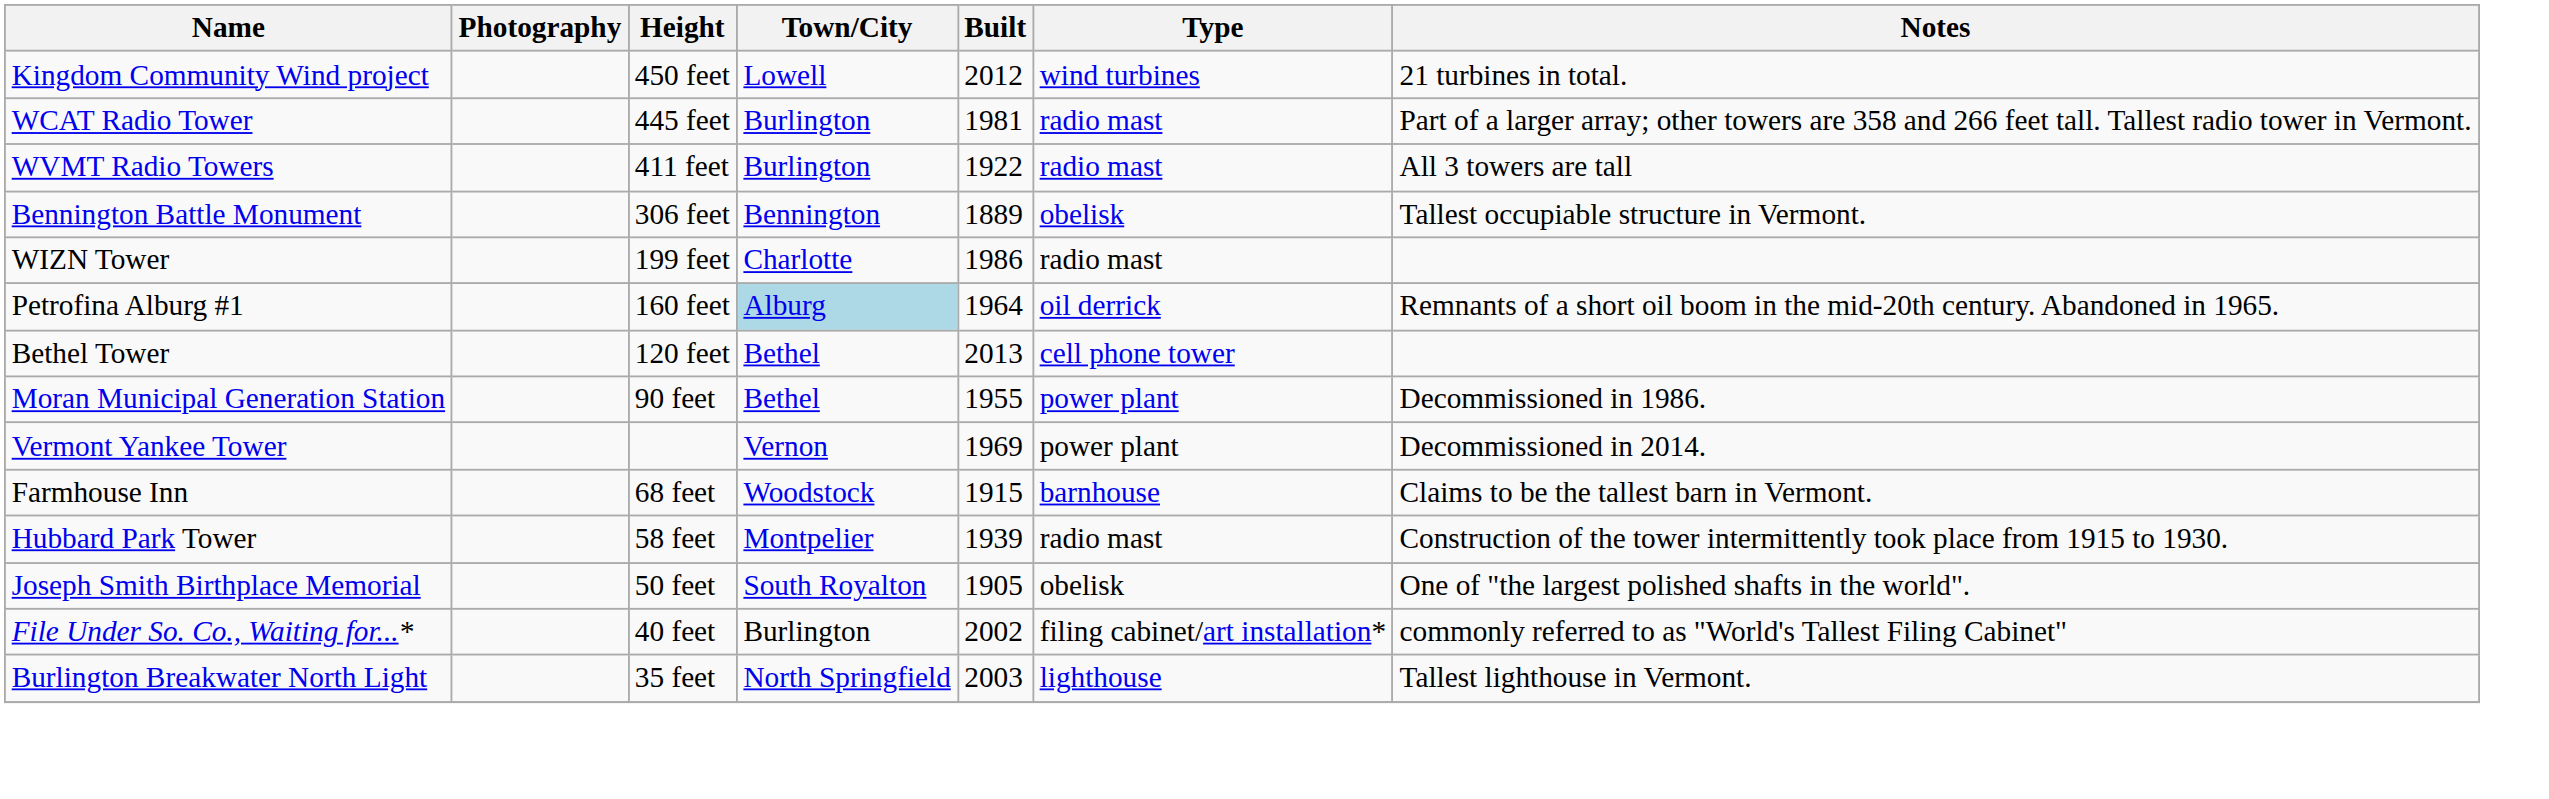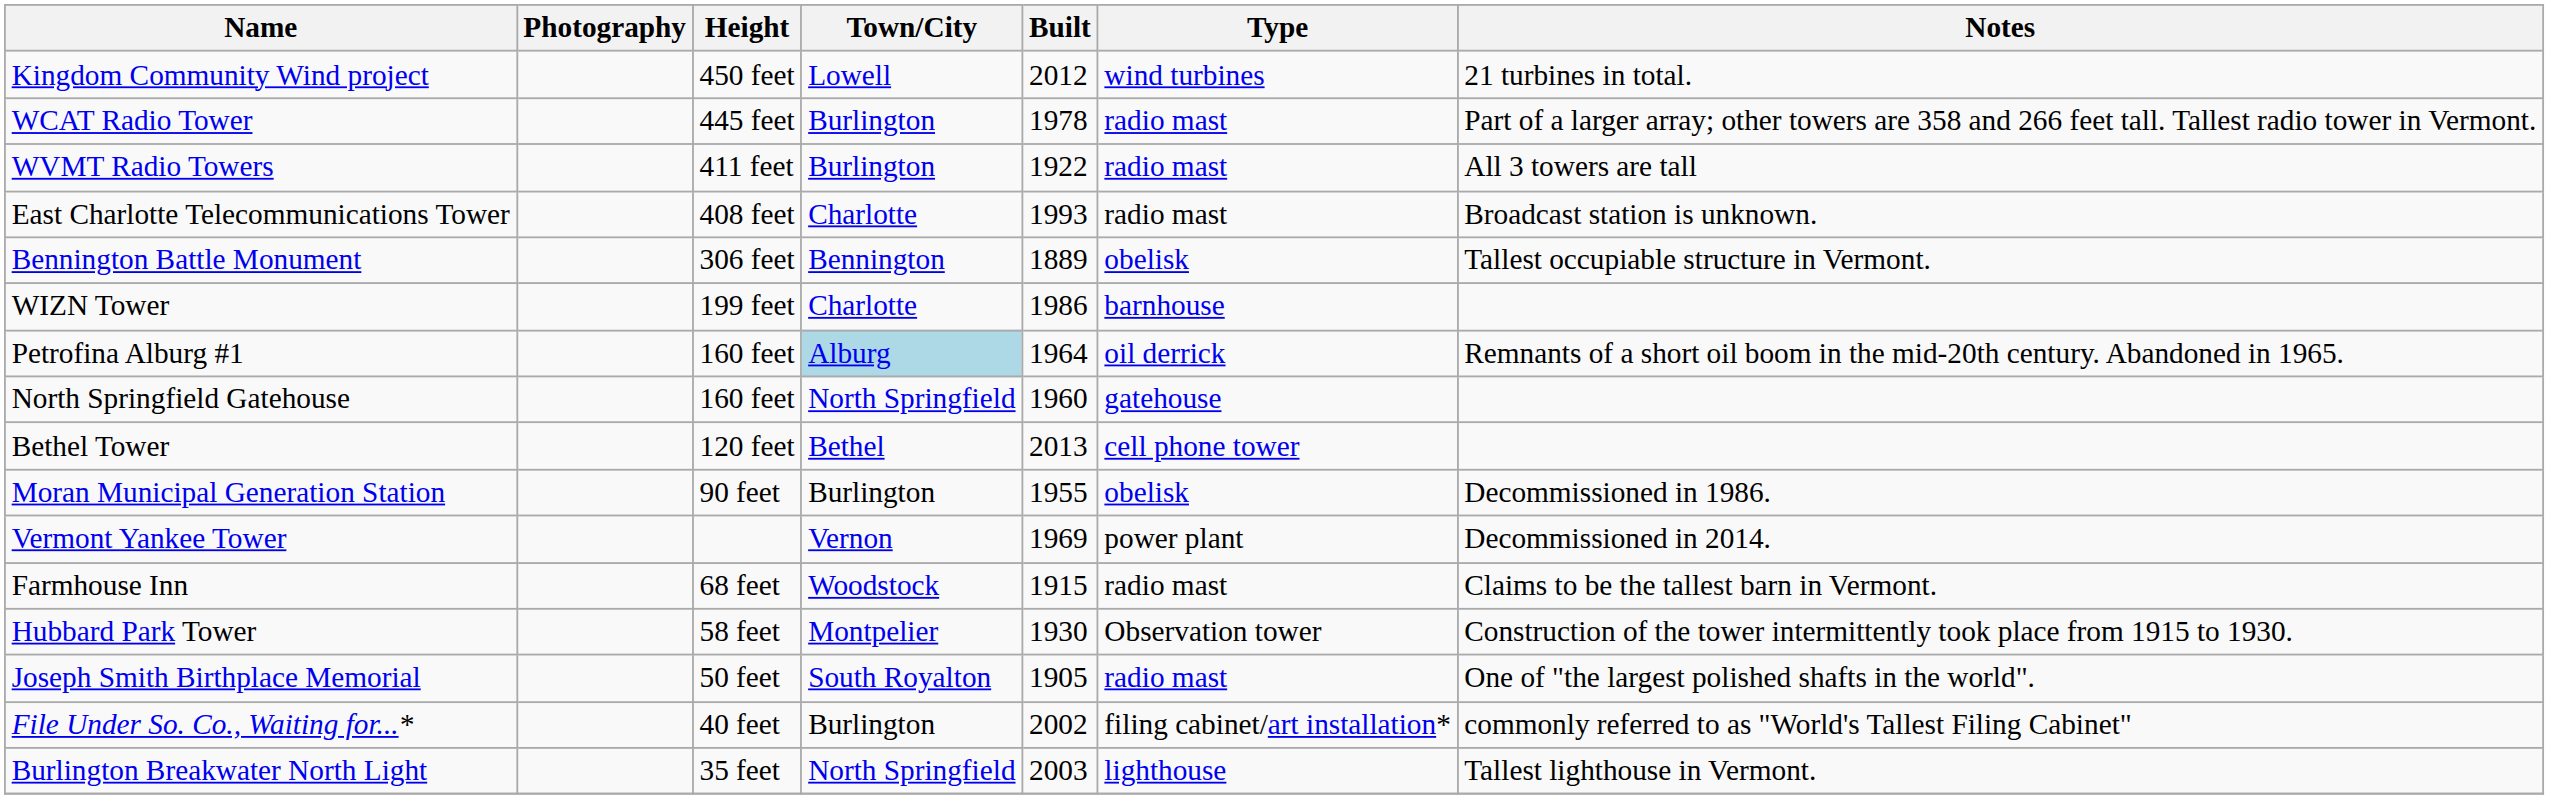(994, 120) 1981 -> (1058, 120) 1978
+ row: (261, 213)
(1101, 259) radio mast -> (1165, 306) barnhouse
+ row: (181, 399)
(782, 399) Bethel -> (872, 492) Burlington
(1109, 399) power plant -> (1147, 492) obelisk
(1100, 492) barnhouse -> (1166, 584) radio mast
(994, 538) 1939 -> (1058, 631) 1930
(1101, 538) radio mast -> (1213, 631) Observation tower
(1082, 584) obelisk -> (1166, 677) radio mast
